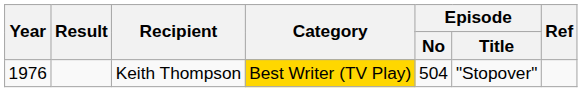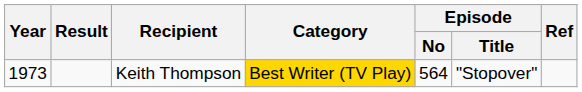(28, 73) 1976 -> (28, 73) 1973
(434, 73) 504 -> (434, 73) 564
